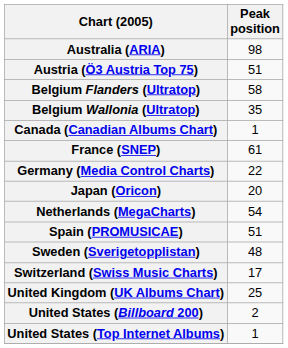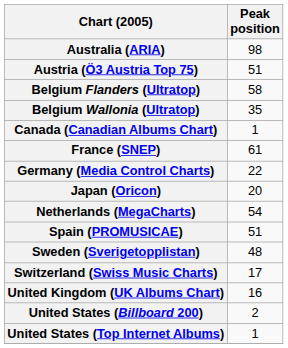(255, 292) 25 -> (255, 292) 16
